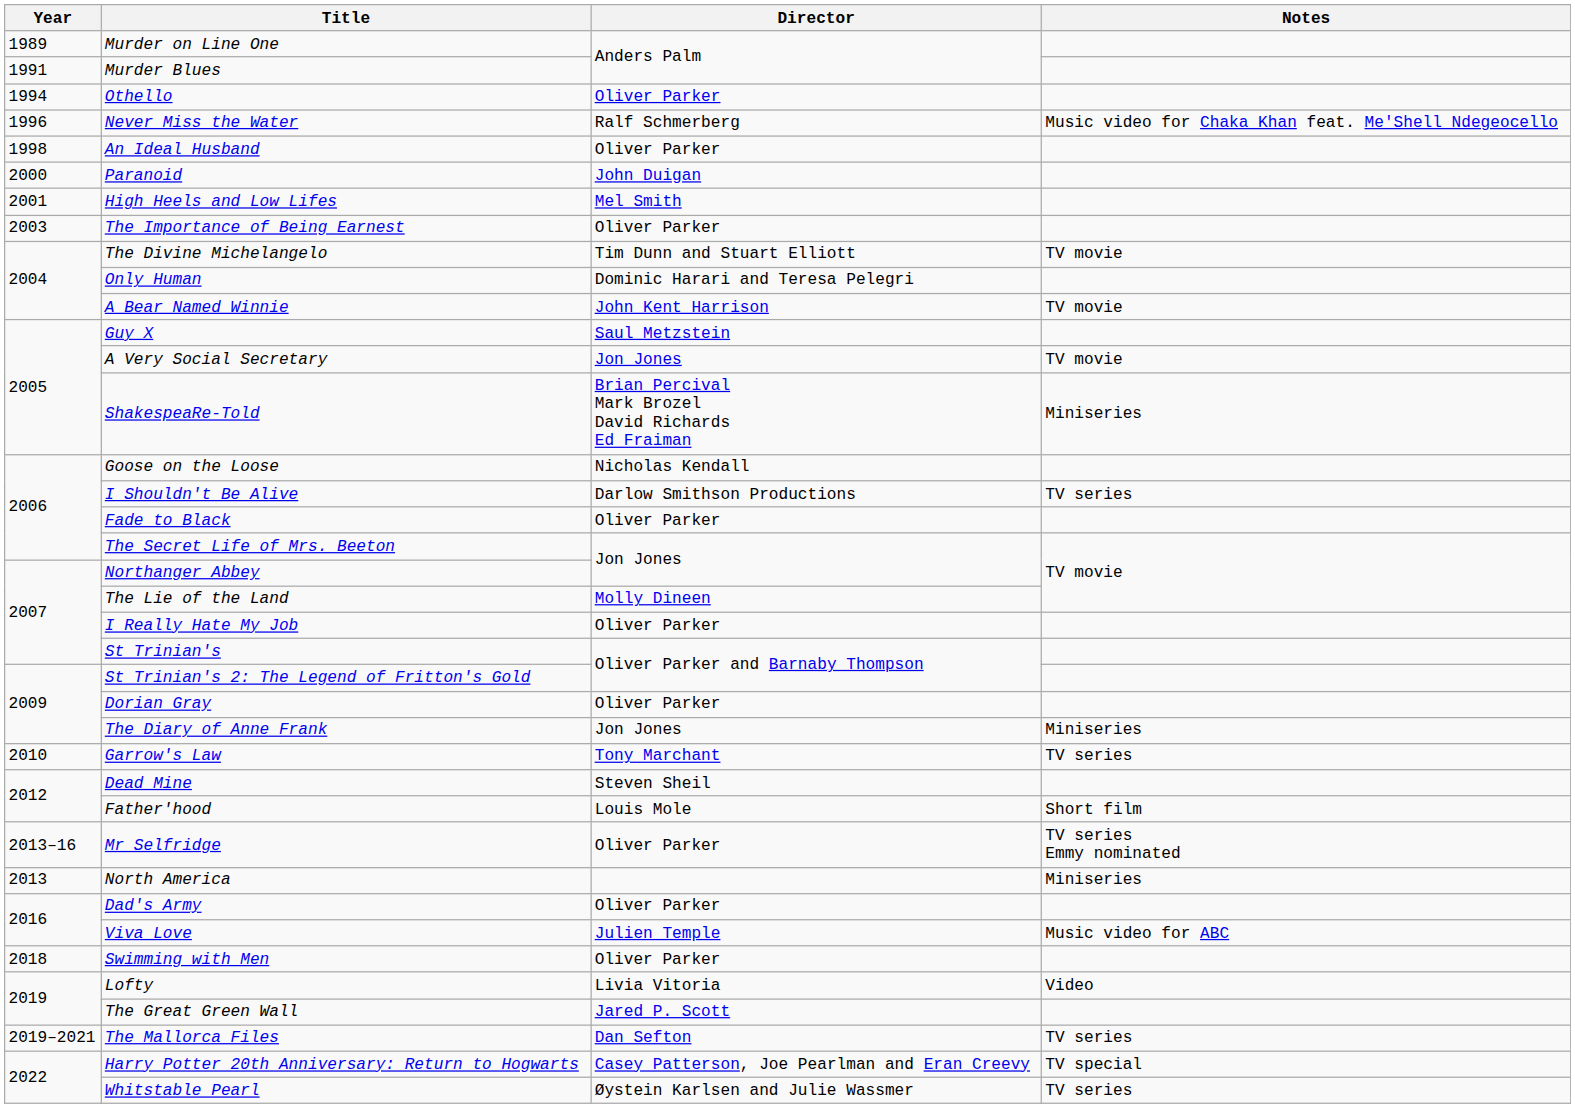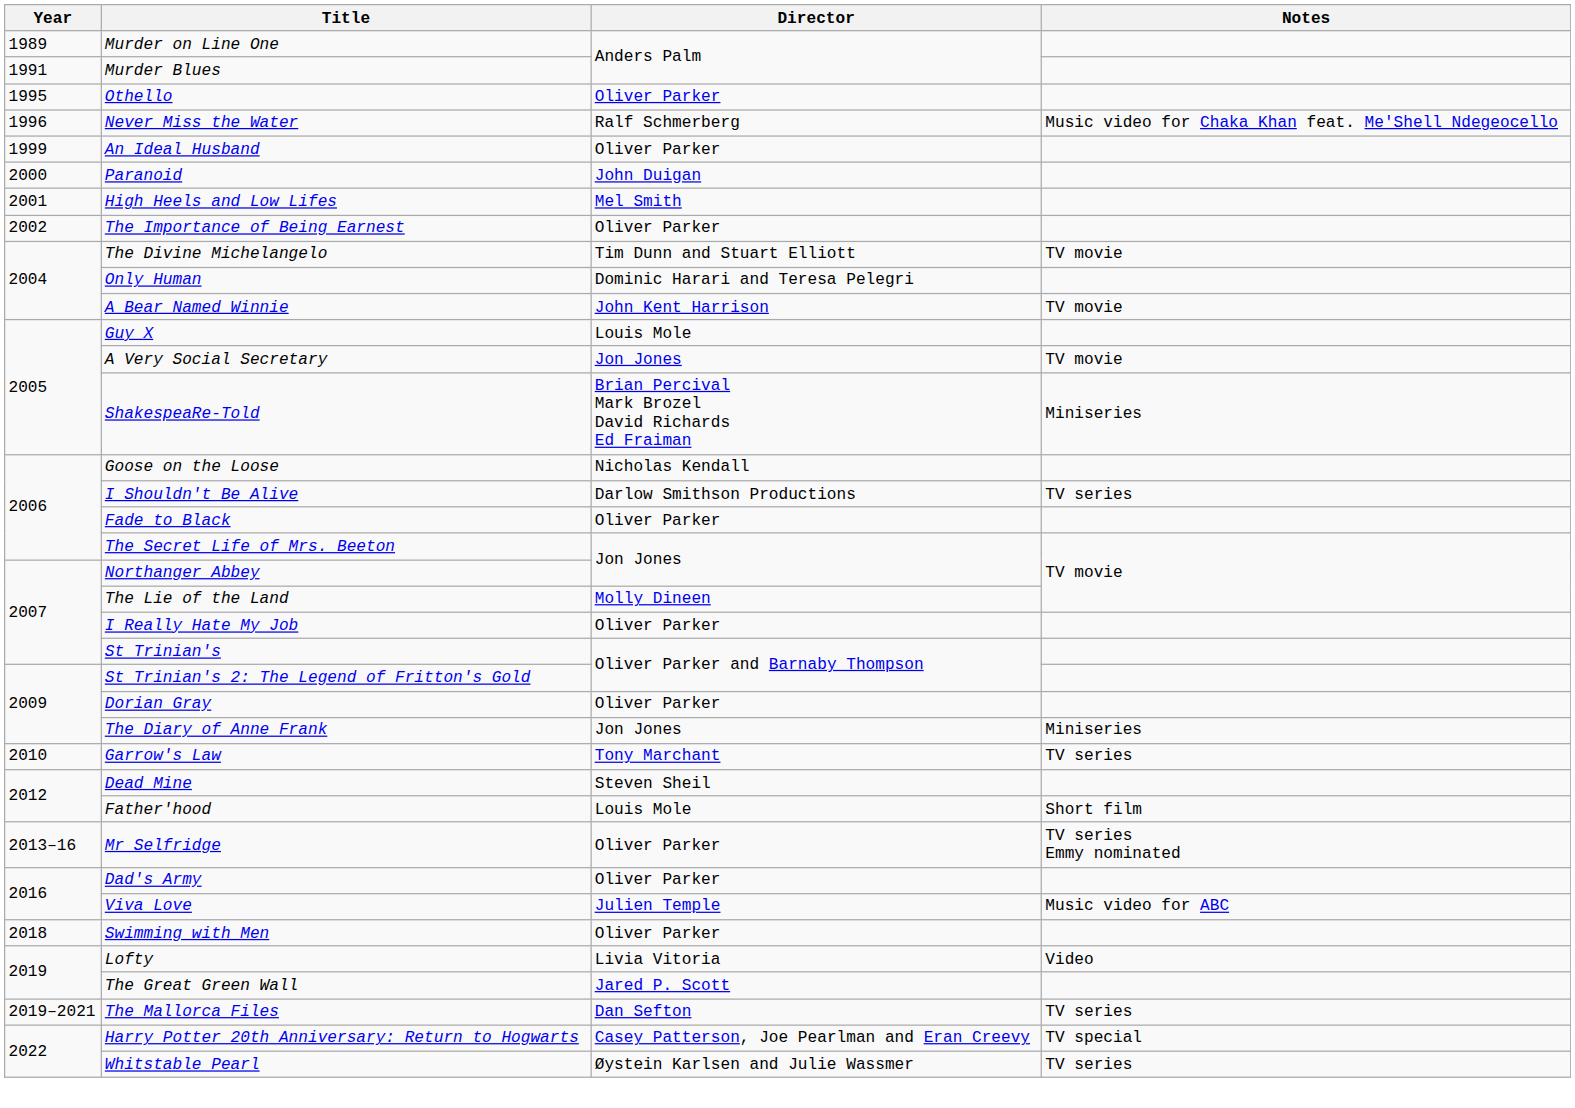(28, 97) 1994 -> (28, 97) 1995
(28, 149) 1998 -> (28, 149) 1999
(28, 228) 2003 -> (28, 228) 2002
(662, 333) Saul Metzstein -> (643, 333) Louis Mole
- row: (168, 880)
